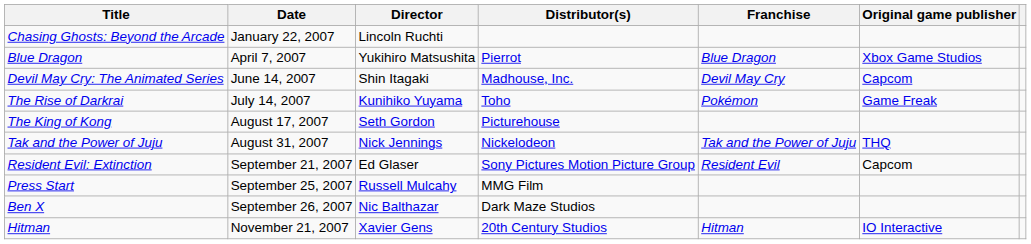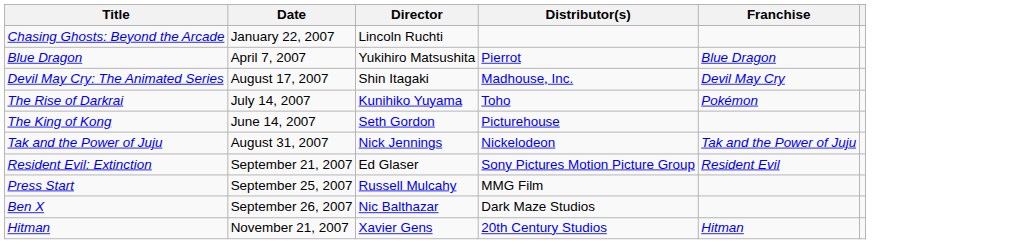- column: (939, 15)
(273, 79) June 14, 2007 -> (280, 79) August 17, 2007
(280, 121) August 17, 2007 -> (273, 121) June 14, 2007
